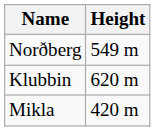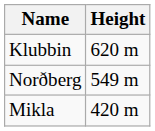rows swapped: (40, 79) <-> (45, 49)
